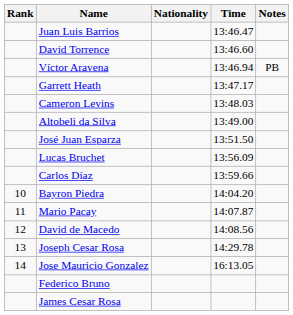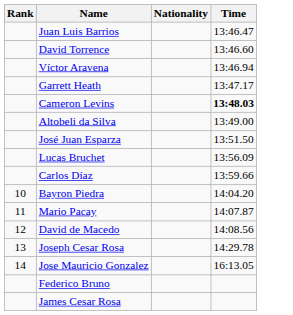- column: (272, 13)
(233, 103) normal -> (234, 103) bold
